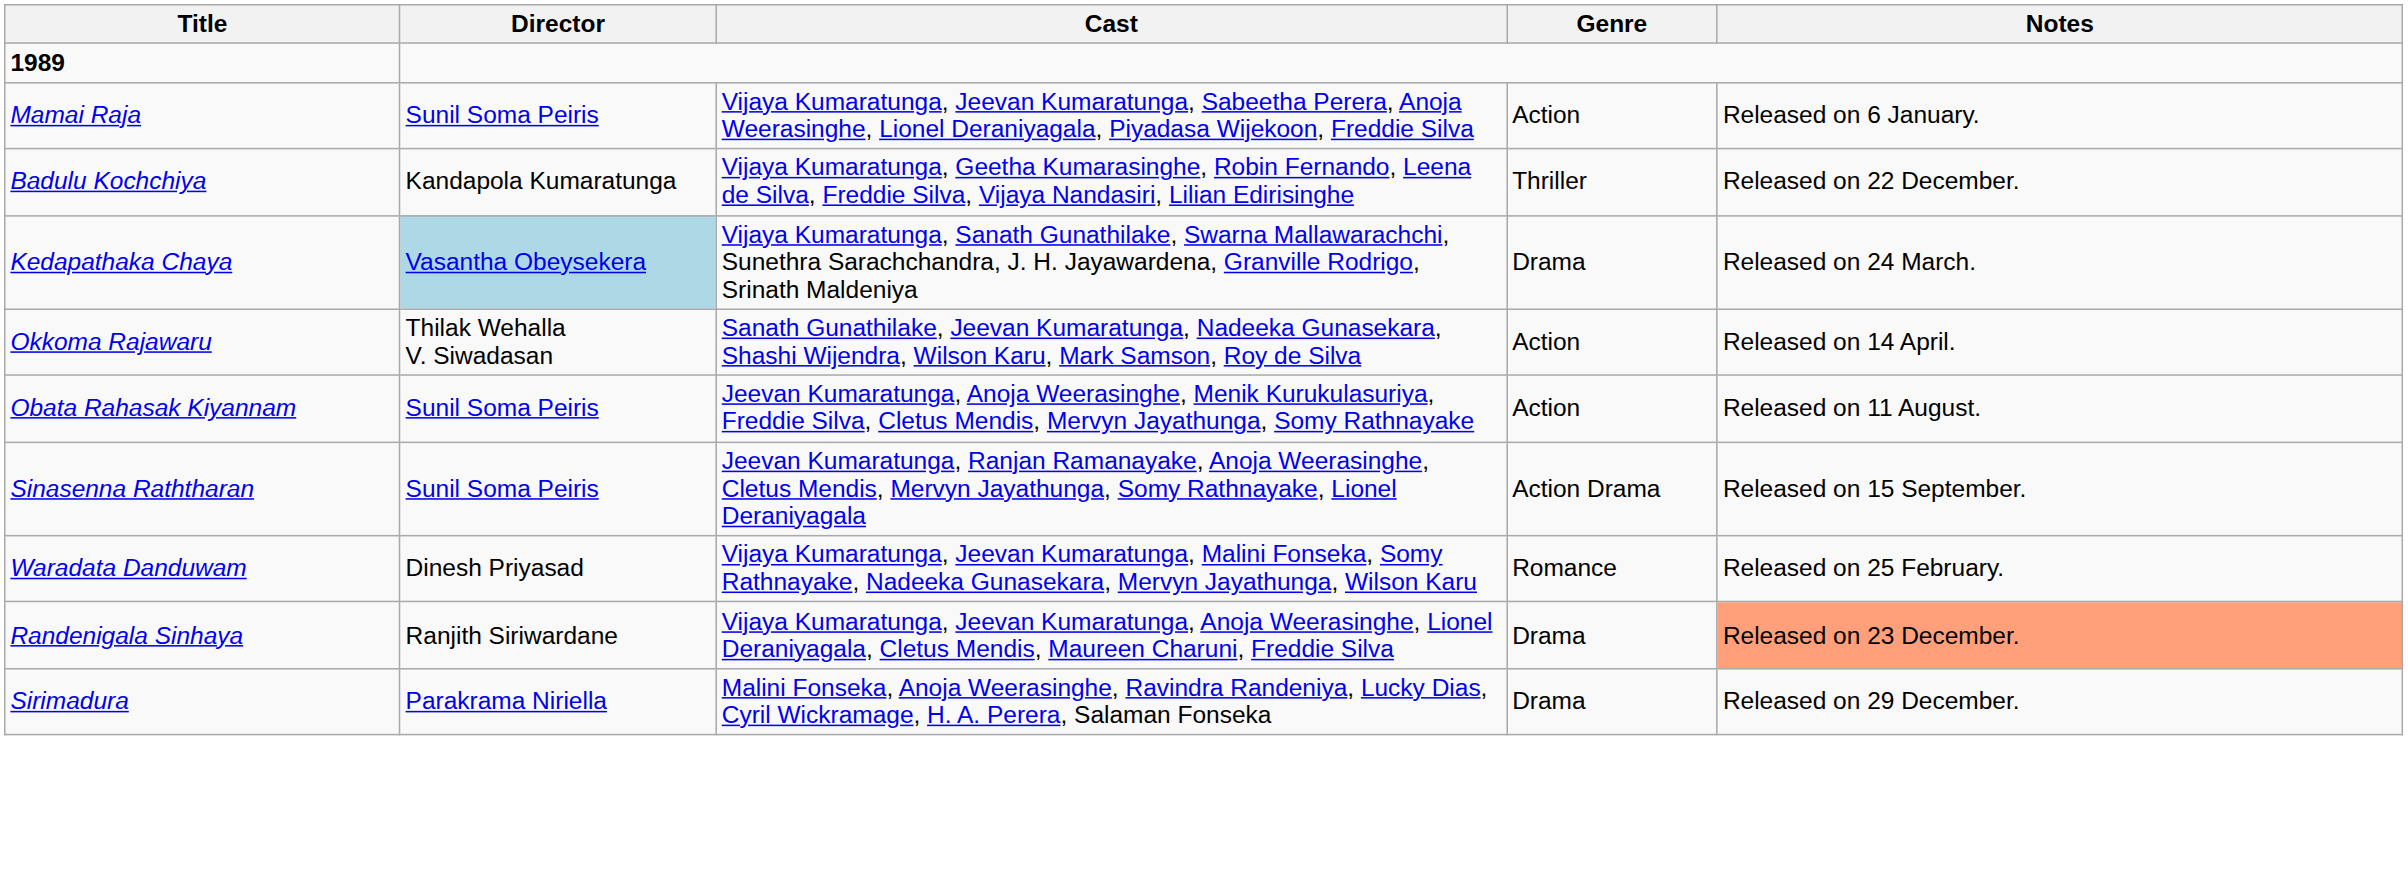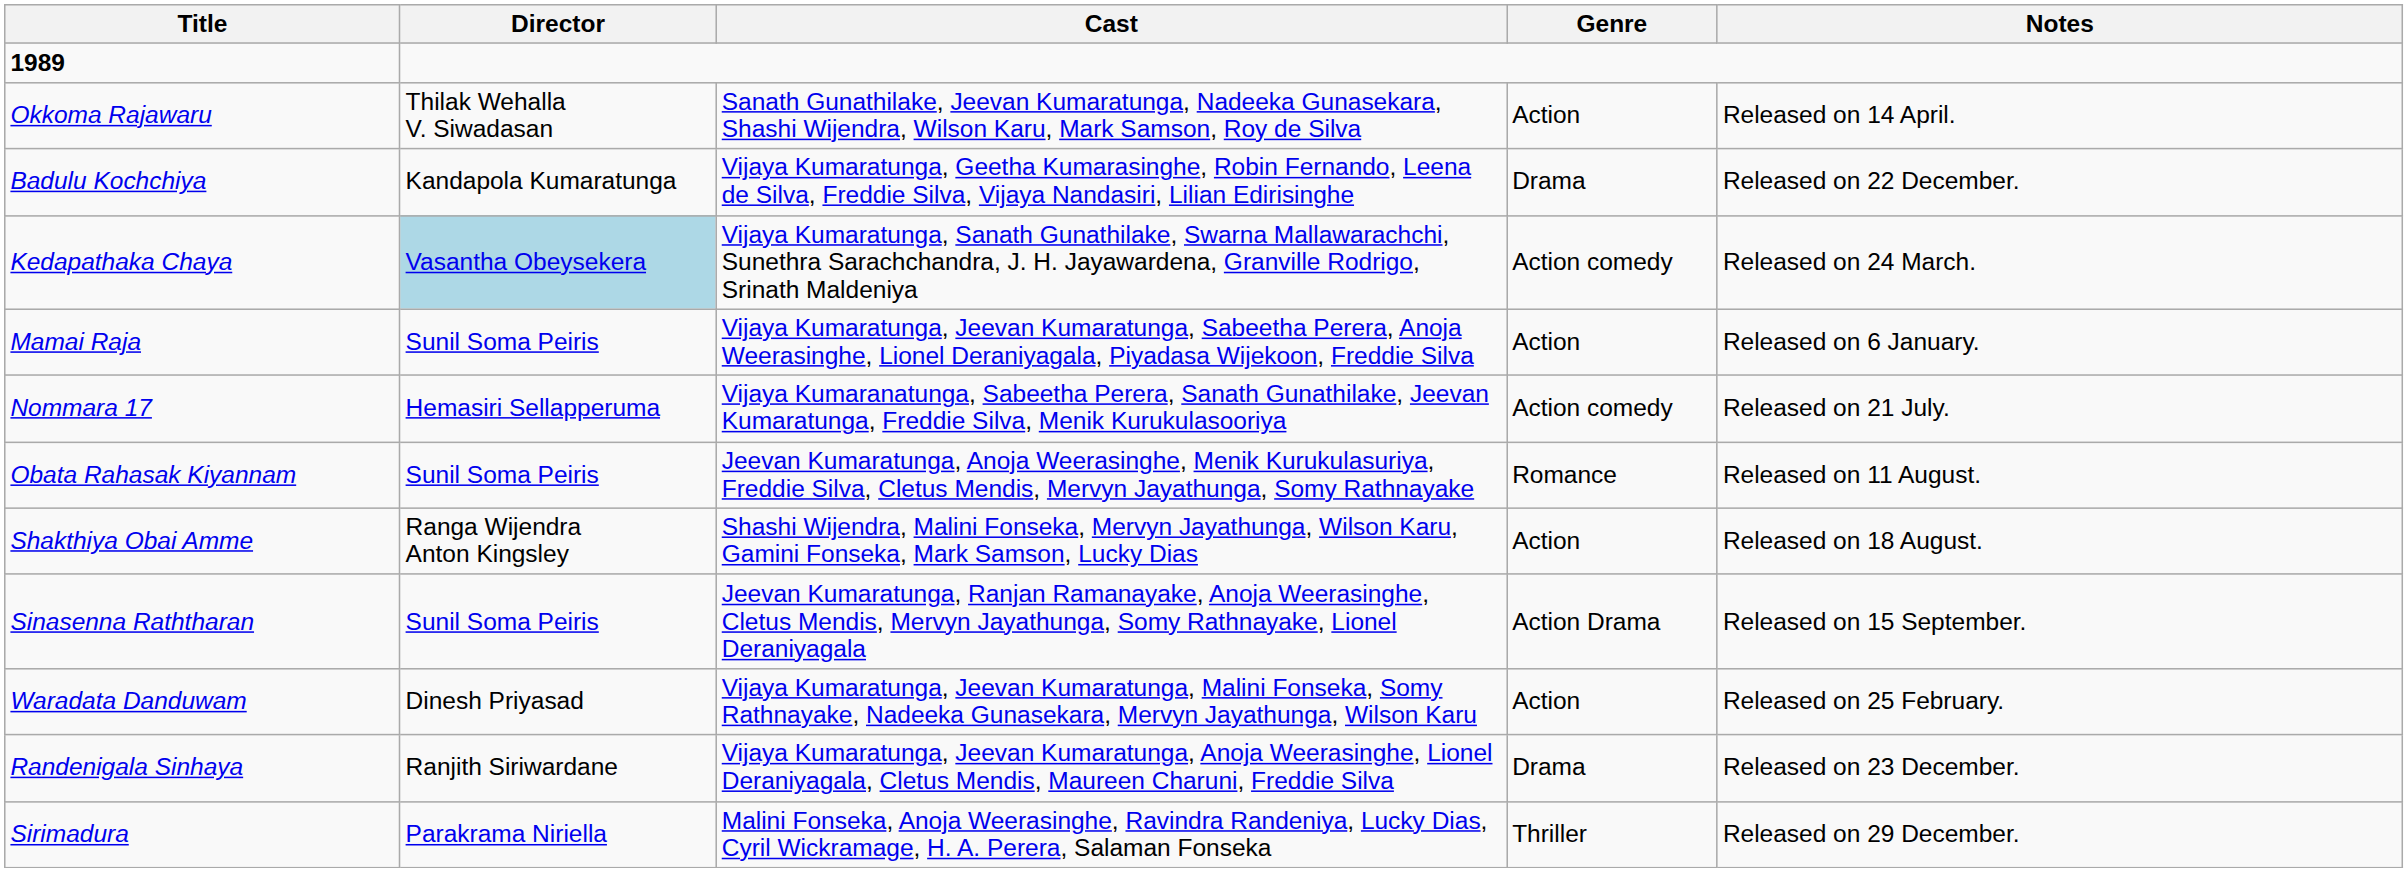rows swapped: (76, 115) <-> (111, 341)
(1550, 181) Thriller -> (1549, 181) Drama
(1549, 261) Drama -> (1592, 261) Action comedy
+ row: (81, 408)
(1546, 408) Action -> (1565, 474) Romance
+ row: (132, 541)
(1565, 568) Romance -> (1546, 701) Action
(1871, 634) lightsalmon background -> (1871, 767) no background
(1549, 701) Drama -> (1550, 834) Thriller
